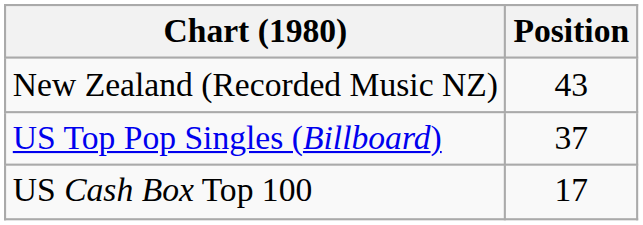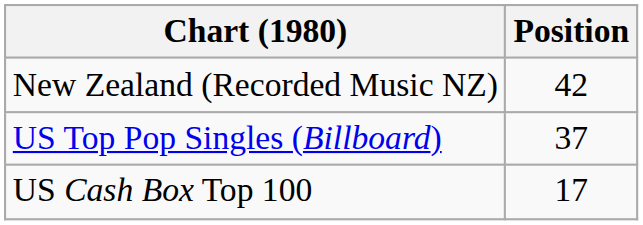(571, 84) 43 -> (571, 84) 42
